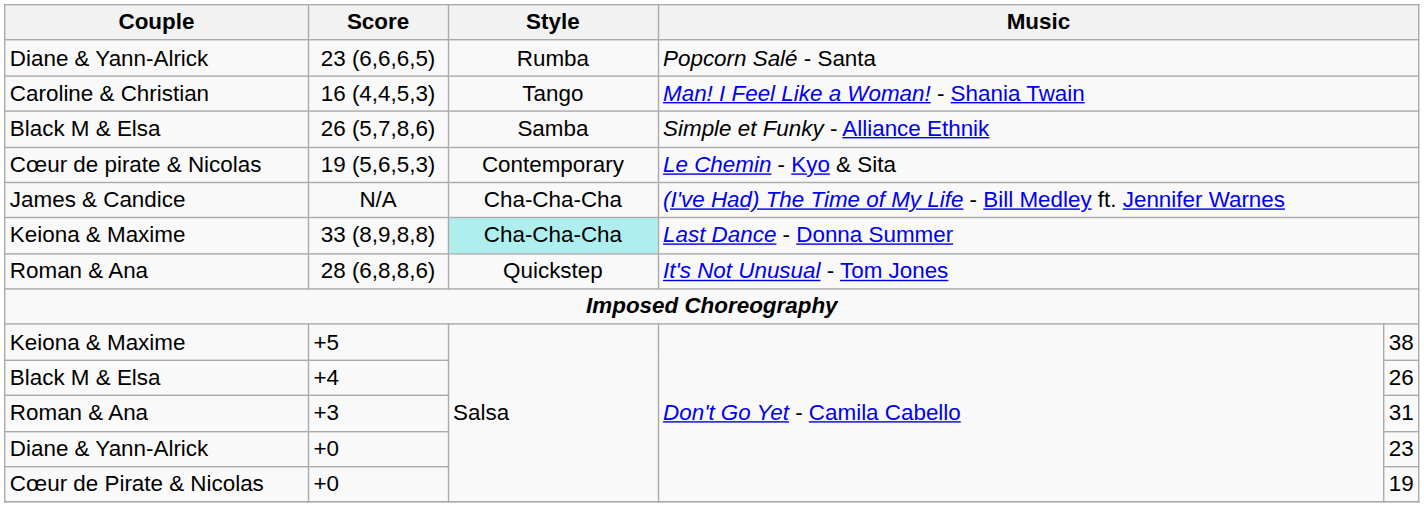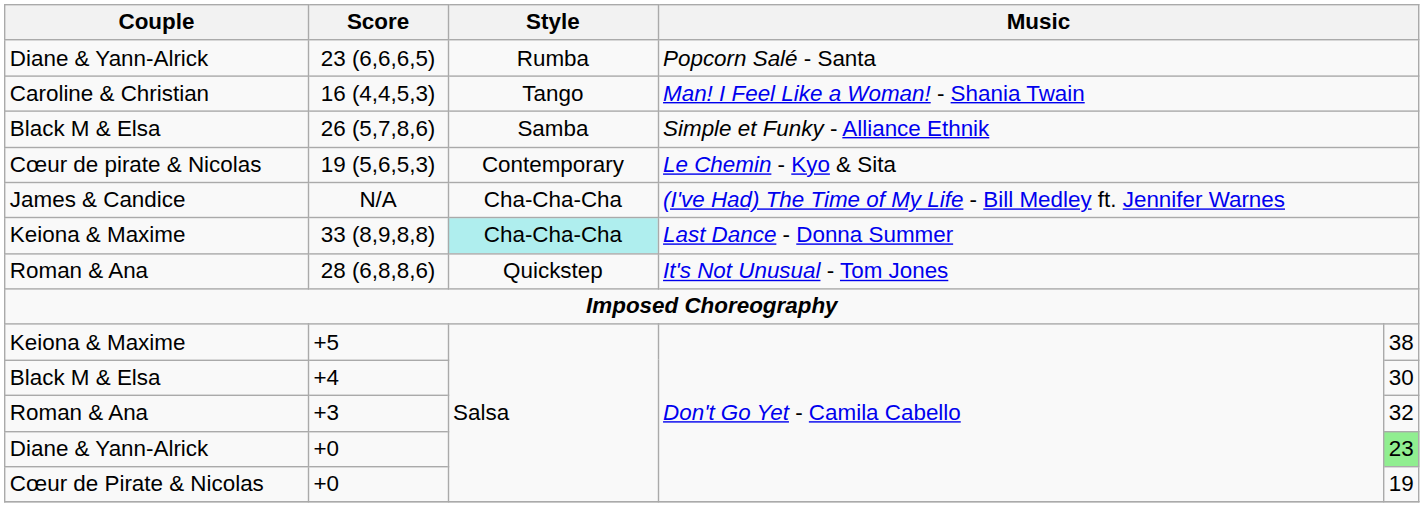(1401, 377) 26 -> (1401, 377) 30
(1401, 413) 31 -> (1401, 413) 32
(1401, 448) no background -> (1401, 448) lightgreen background
